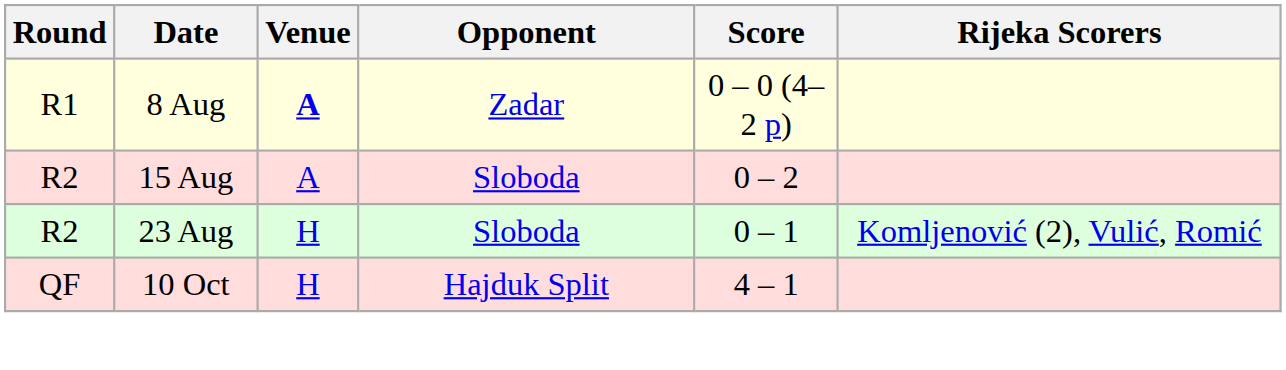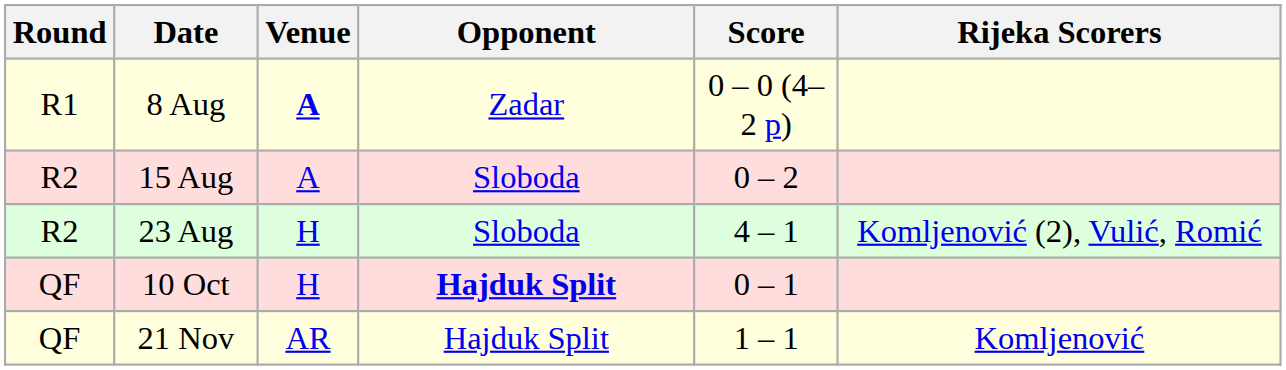(766, 230) 0 – 1 -> (766, 230) 4 – 1
(526, 284) normal -> (526, 284) bold
(766, 284) 4 – 1 -> (766, 284) 0 – 1
+ row: (186, 338)
